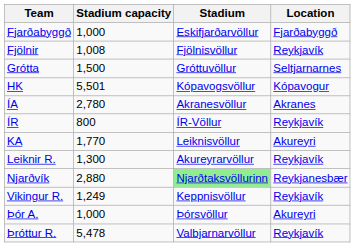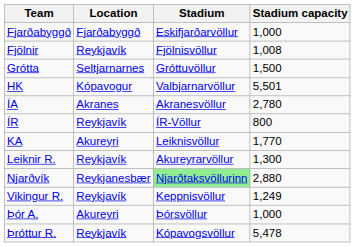columns swapped: (310, 13) <-> (124, 13)
(216, 86) Kópavogsvöllur -> (196, 86) Valbjarnarvöllur
(216, 232) Valbjarnarvöllur -> (195, 232) Kópavogsvöllur
